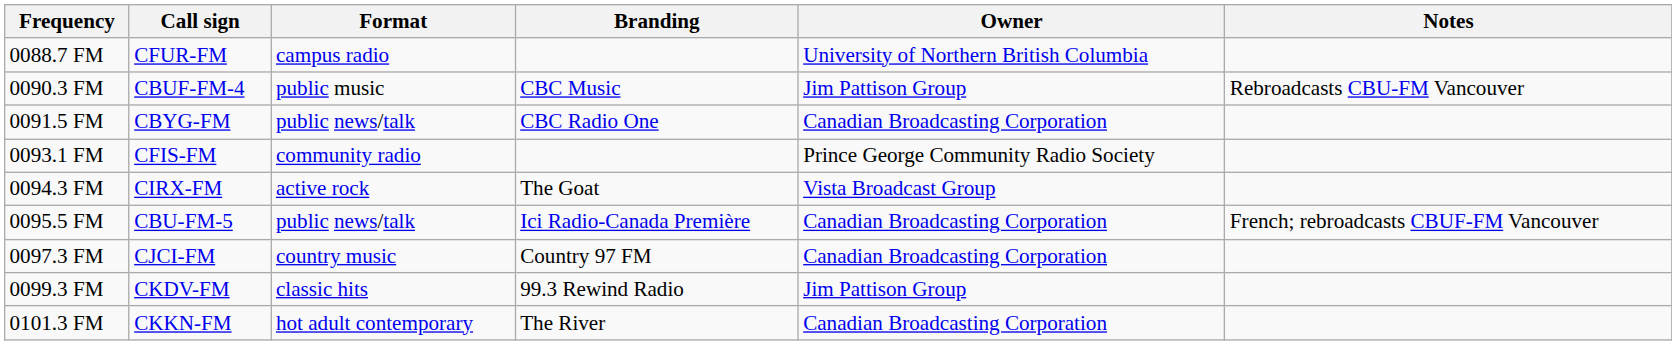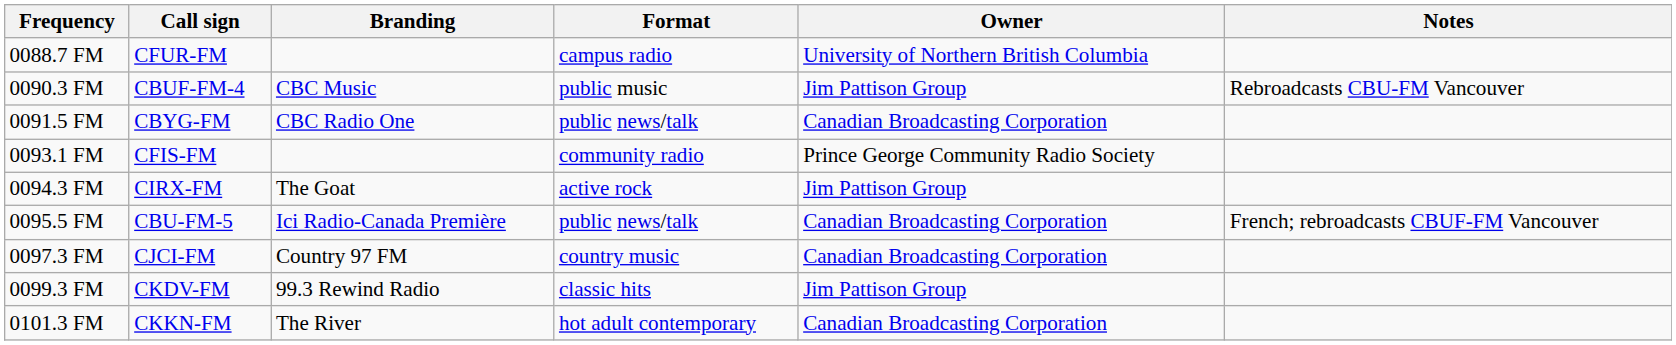columns swapped: (657, 21) <-> (393, 21)
(899, 188) Vista Broadcast Group -> (885, 188) Jim Pattison Group
